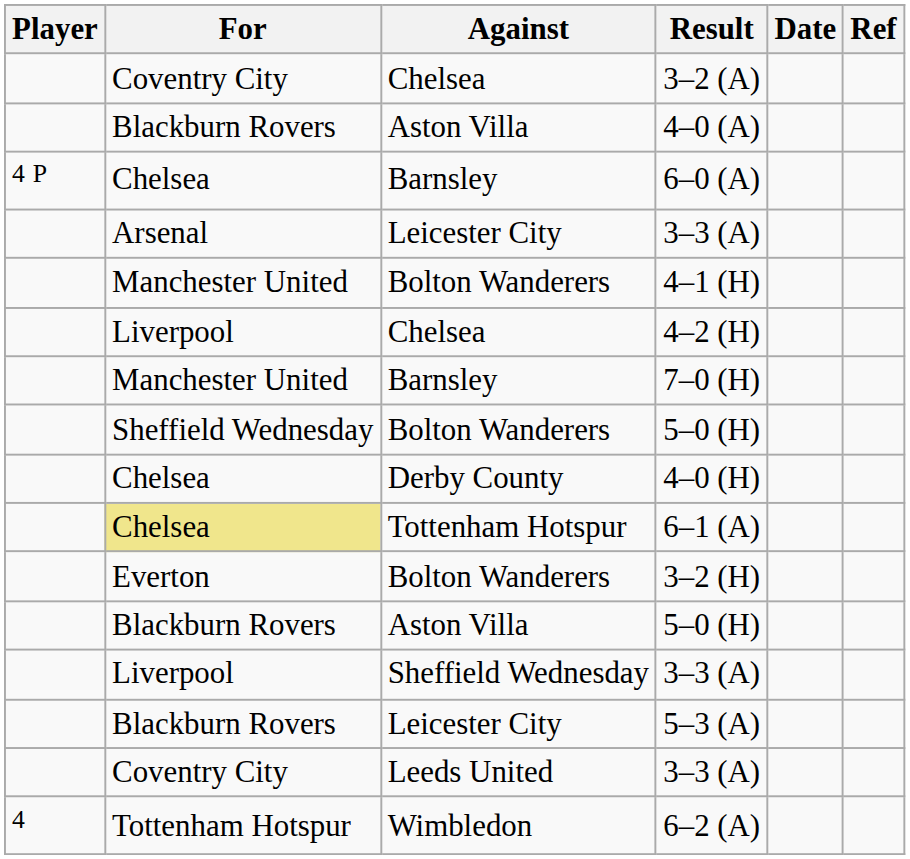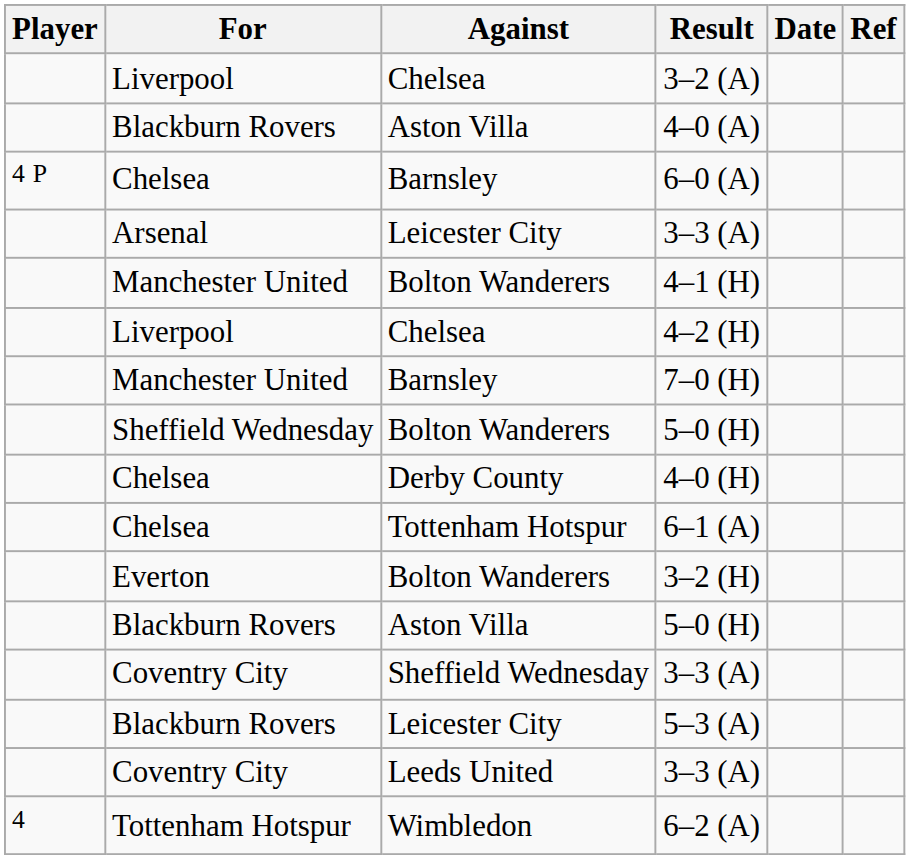(200, 77) Coventry City -> (173, 77) Liverpool
(161, 527) khaki background -> (161, 527) no background
(173, 673) Liverpool -> (200, 673) Coventry City
